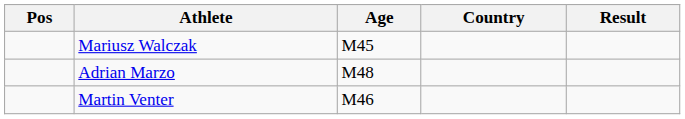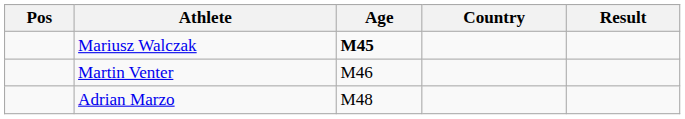(358, 45) normal -> (357, 45) bold
rows swapped: (126, 99) <-> (127, 72)
